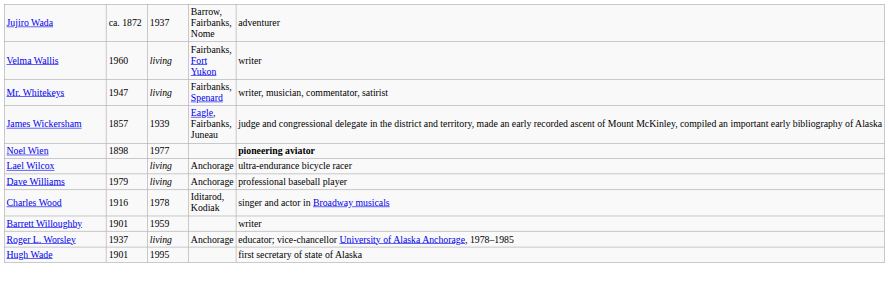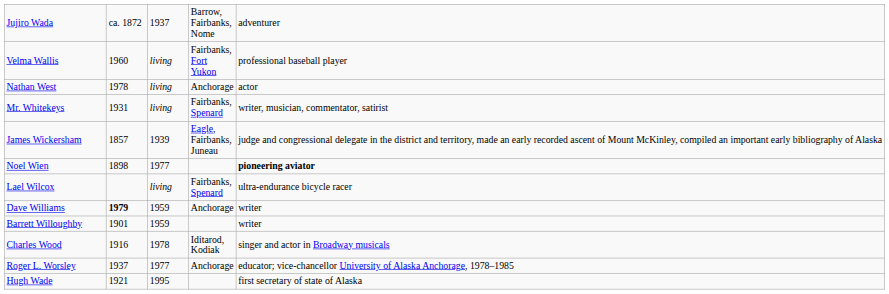(250, 60) writer -> (293, 60) professional baseball player
+ row: (31, 87)
(118, 92) 1947 -> (118, 108) 1931
(212, 166) Anchorage -> (211, 187) Fairbanks, Spenard
(118, 181) normal -> (118, 208) bold
(161, 181) living -> (160, 208) 1959
(293, 181) professional baseball player -> (250, 208) writer
rows swapped: (44, 223) <-> (34, 202)
(161, 239) living -> (160, 265) 1977
(118, 254) 1901 -> (118, 281) 1921
